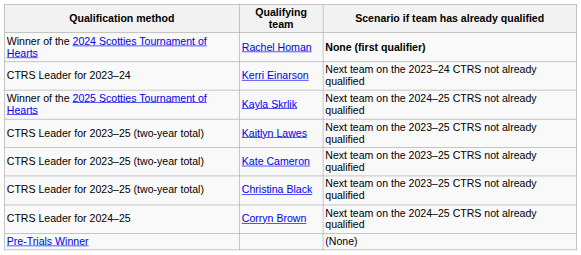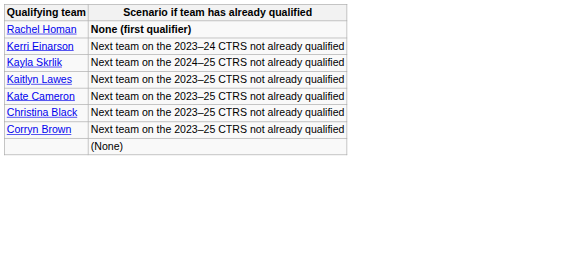- column: (122, 18)
(431, 219) Next team on the 2024–25 CTRS not already qualified -> (218, 130) Next team on the 2023–25 CTRS not already qualified
